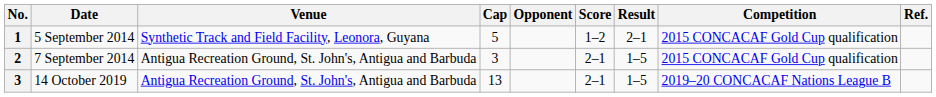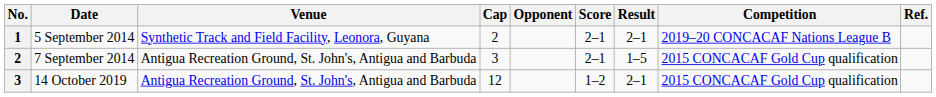(495, 37) 5 -> (495, 37) 2
(595, 37) 1–2 -> (595, 37) 2–1
(780, 37) 2015 CONCACAF Gold Cup qualification -> (776, 37) 2019–20 CONCACAF Nations League B
(495, 80) 13 -> (495, 80) 12
(595, 80) 2–1 -> (595, 80) 1–2
(636, 80) 1–5 -> (636, 80) 2–1
(776, 80) 2019–20 CONCACAF Nations League B -> (780, 80) 2015 CONCACAF Gold Cup qualification
